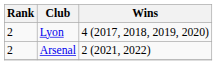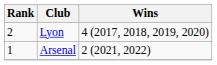(10, 50) 2 -> (10, 50) 1
